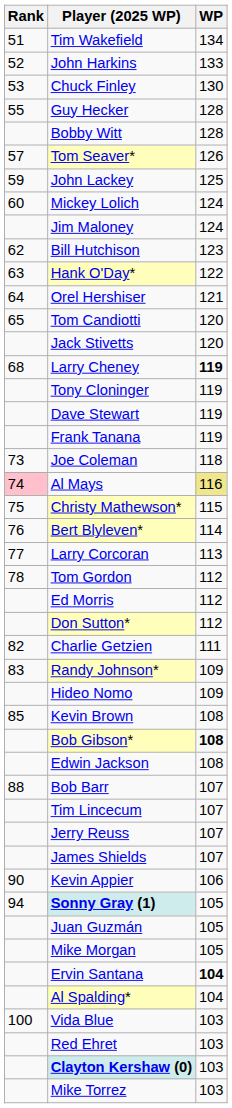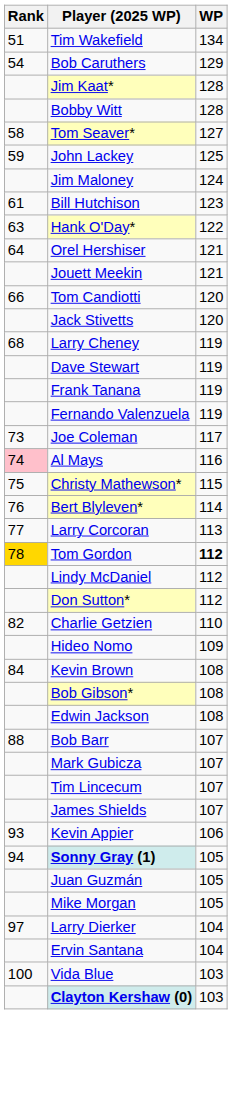- row: (94, 63)
- row: (93, 86)
+ row: (98, 63)
- row: (89, 110)
+ row: (82, 86)
(16, 156) 57 -> (16, 133) 58
(211, 156) 126 -> (211, 133) 127
- row: (95, 203)
(16, 250) 62 -> (16, 203) 61
+ row: (96, 273)
(16, 320) 65 -> (16, 297) 66
(211, 367) bold -> (211, 343) normal
- row: (100, 390)
+ row: (120, 413)
(211, 460) 118 -> (211, 437) 117
(211, 483) khaki background -> (211, 460) no background
(16, 577) no background -> (16, 553) gold background
(211, 577) normal -> (211, 553) bold
+ row: (101, 577)
- row: (82, 600)
(210, 647) 111 -> (211, 623) 110
- row: (105, 670)
(16, 717) 85 -> (16, 670) 84
(211, 740) bold -> (211, 693) normal
+ row: (96, 763)
- row: (90, 833)
(16, 880) 90 -> (16, 833) 93
+ row: (93, 927)
(211, 974) bold -> (211, 950) normal
- row: (91, 997)
- row: (84, 1044)
- row: (89, 1090)
